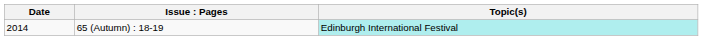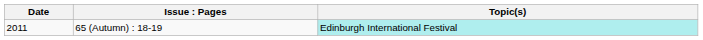(17, 27) 2014 -> (17, 27) 2011
